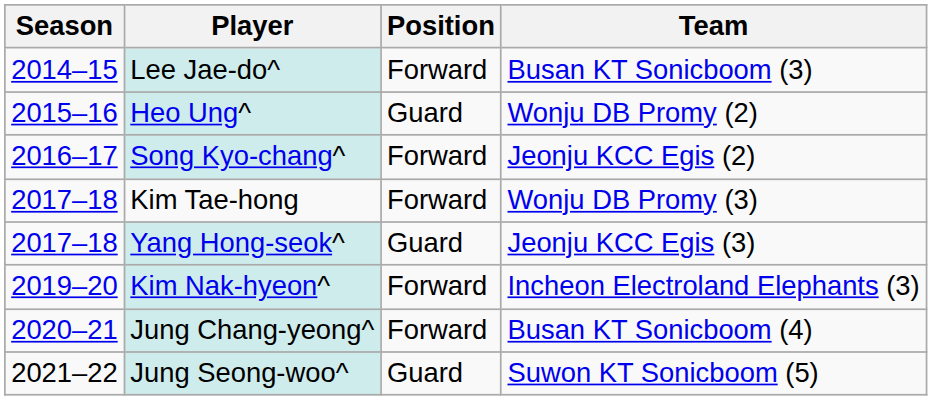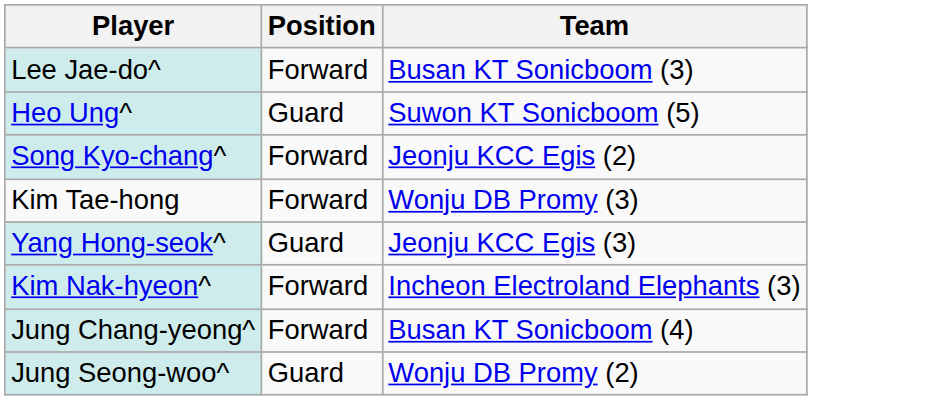- column: (64, 26)
(633, 112) Wonju DB Promy (2) -> (544, 112) Suwon KT Sonicboom (5)
(663, 373) Suwon KT Sonicboom (5) -> (514, 373) Wonju DB Promy (2)
